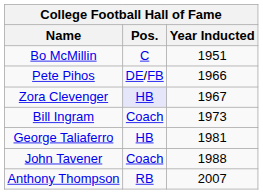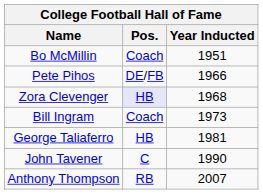(145, 55) C -> (145, 55) Coach
(212, 96) 1967 -> (212, 96) 1968
(145, 158) Coach -> (145, 158) C
(212, 158) 1988 -> (212, 158) 1990
